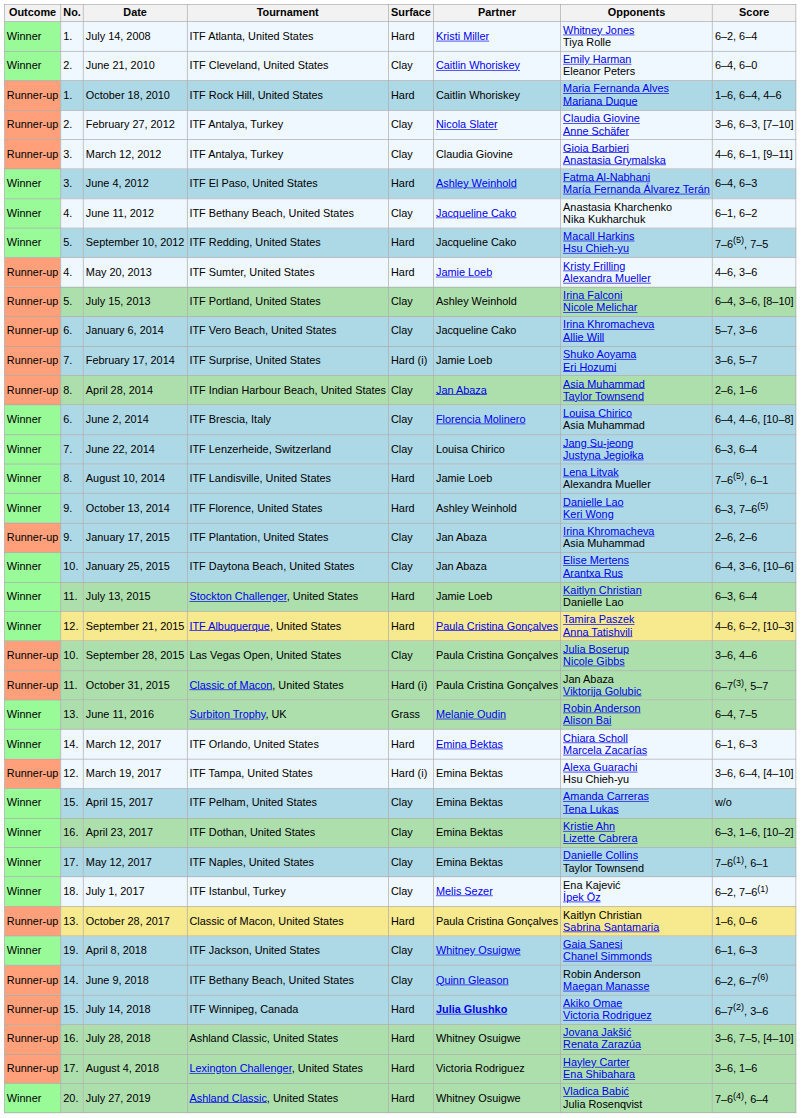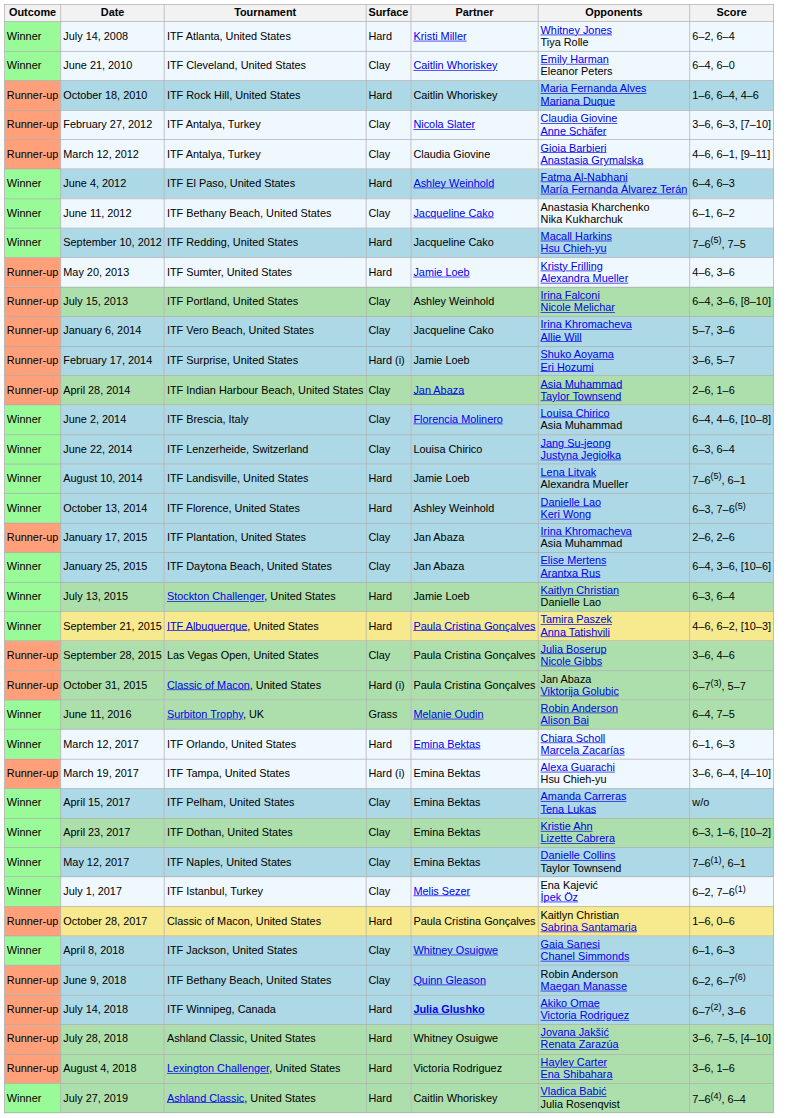- column: (72, 13)
(478, 1098) Whitney Osuigwe -> (455, 1098) Caitlin Whoriskey
